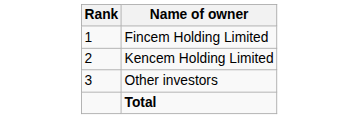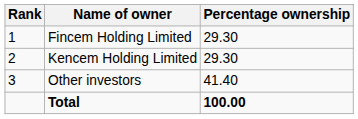+ column: (277, 15)
